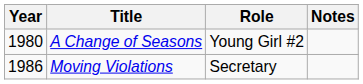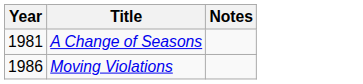- column: (257, 16)
(26, 41) 1980 -> (26, 41) 1981
